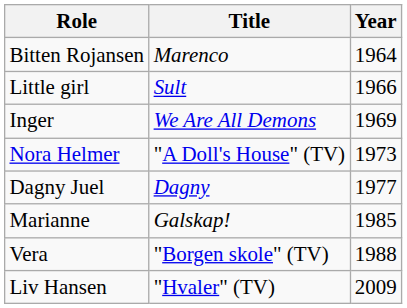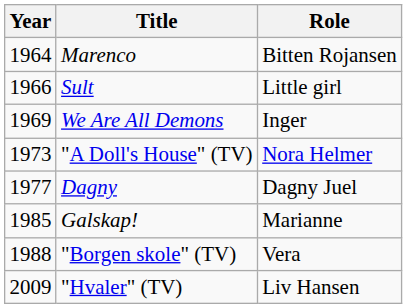columns swapped: (376, 21) <-> (77, 21)
